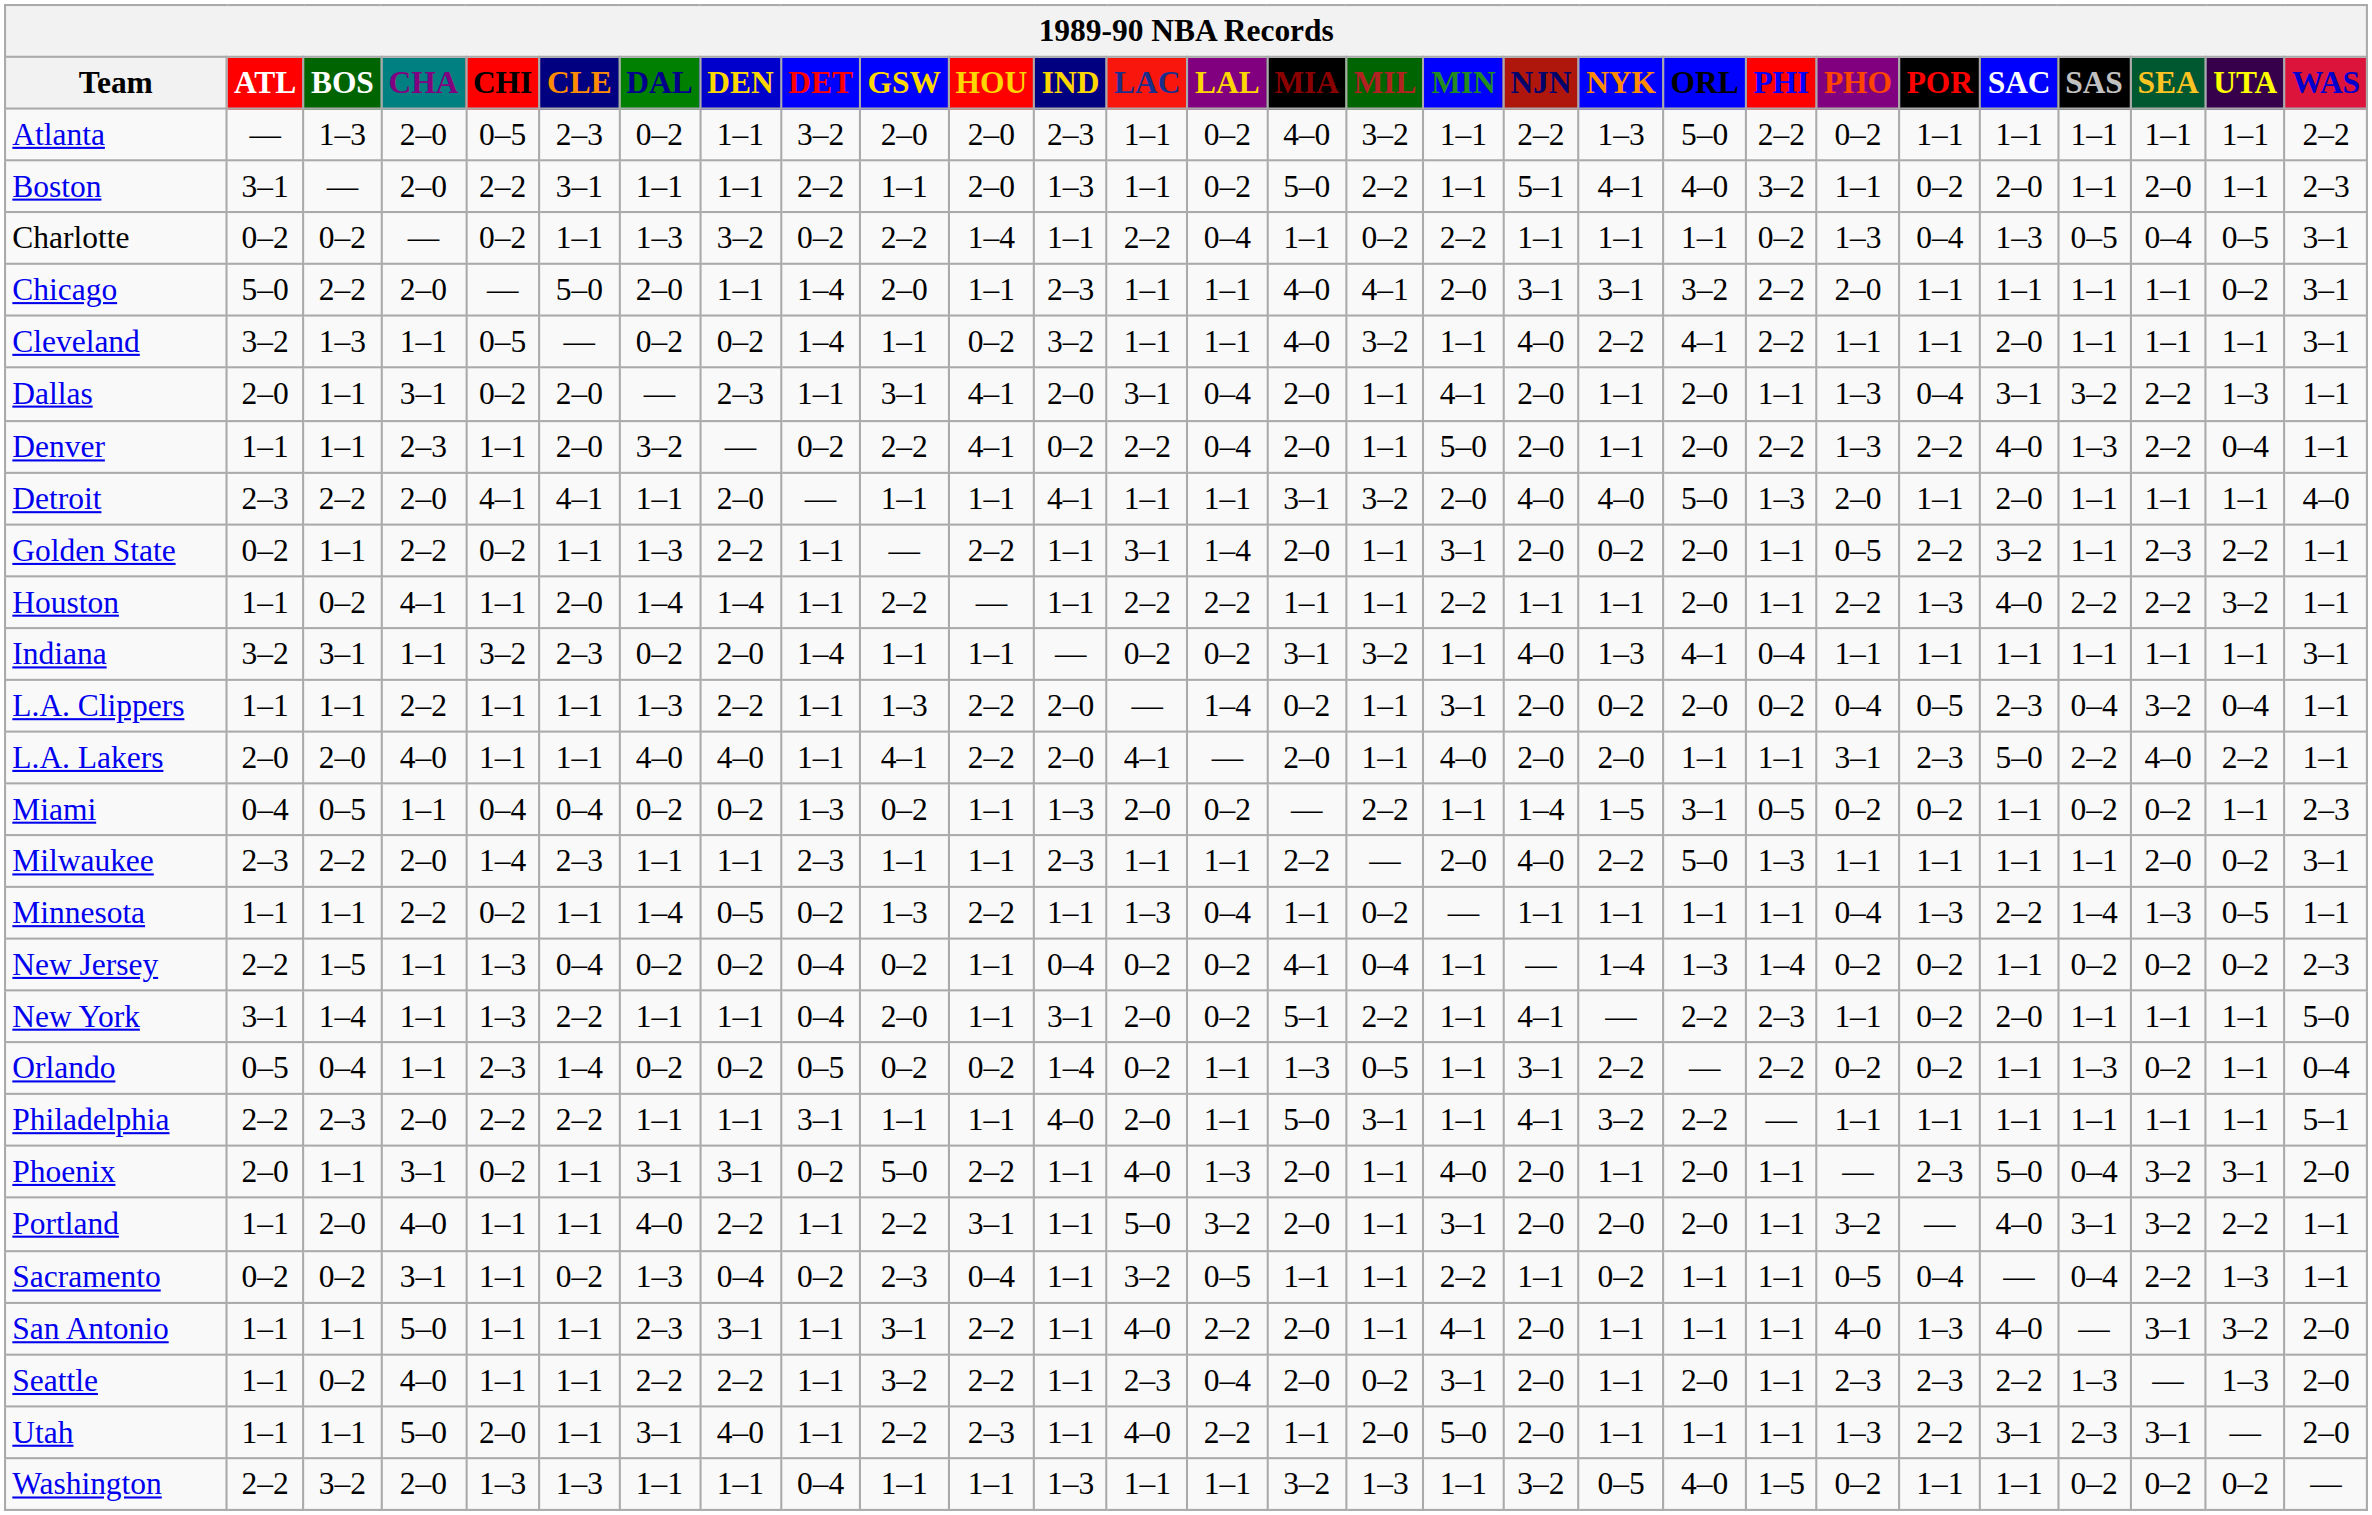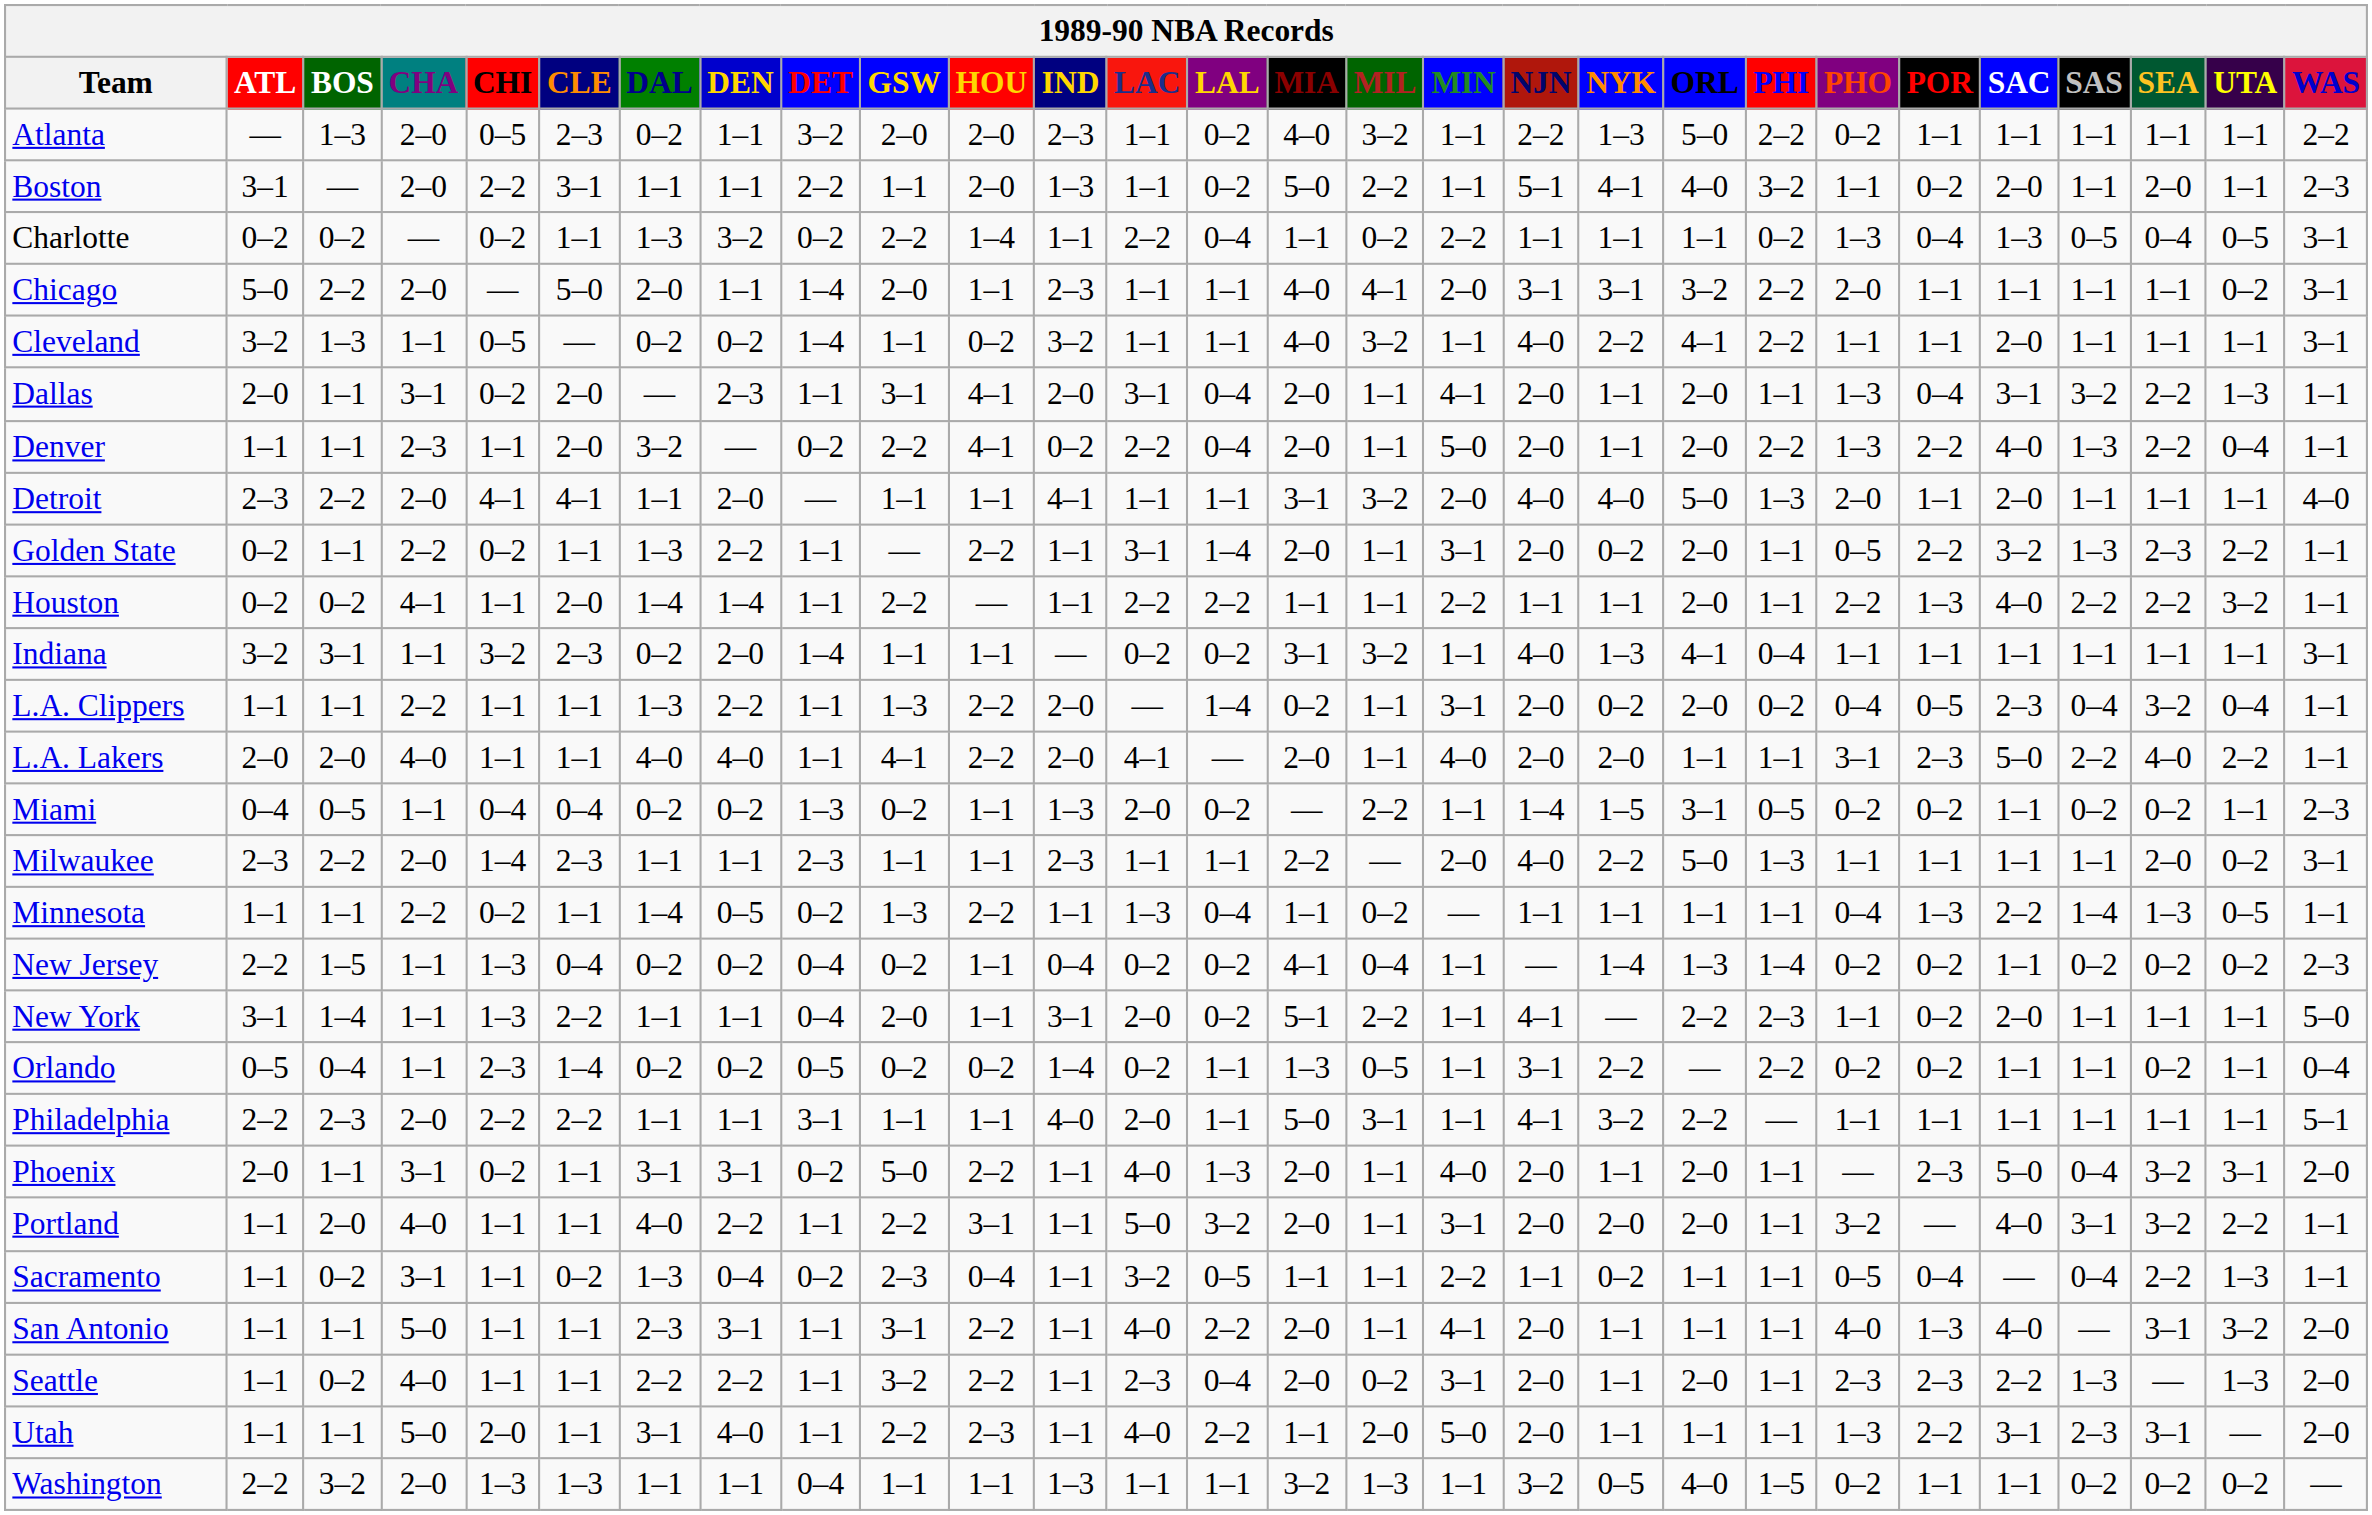(2094, 549) 1–1 -> (2094, 549) 1–3
(265, 601) 1–1 -> (265, 601) 0–2
(2094, 1068) 1–3 -> (2094, 1068) 1–1
(265, 1275) 0–2 -> (265, 1275) 1–1
